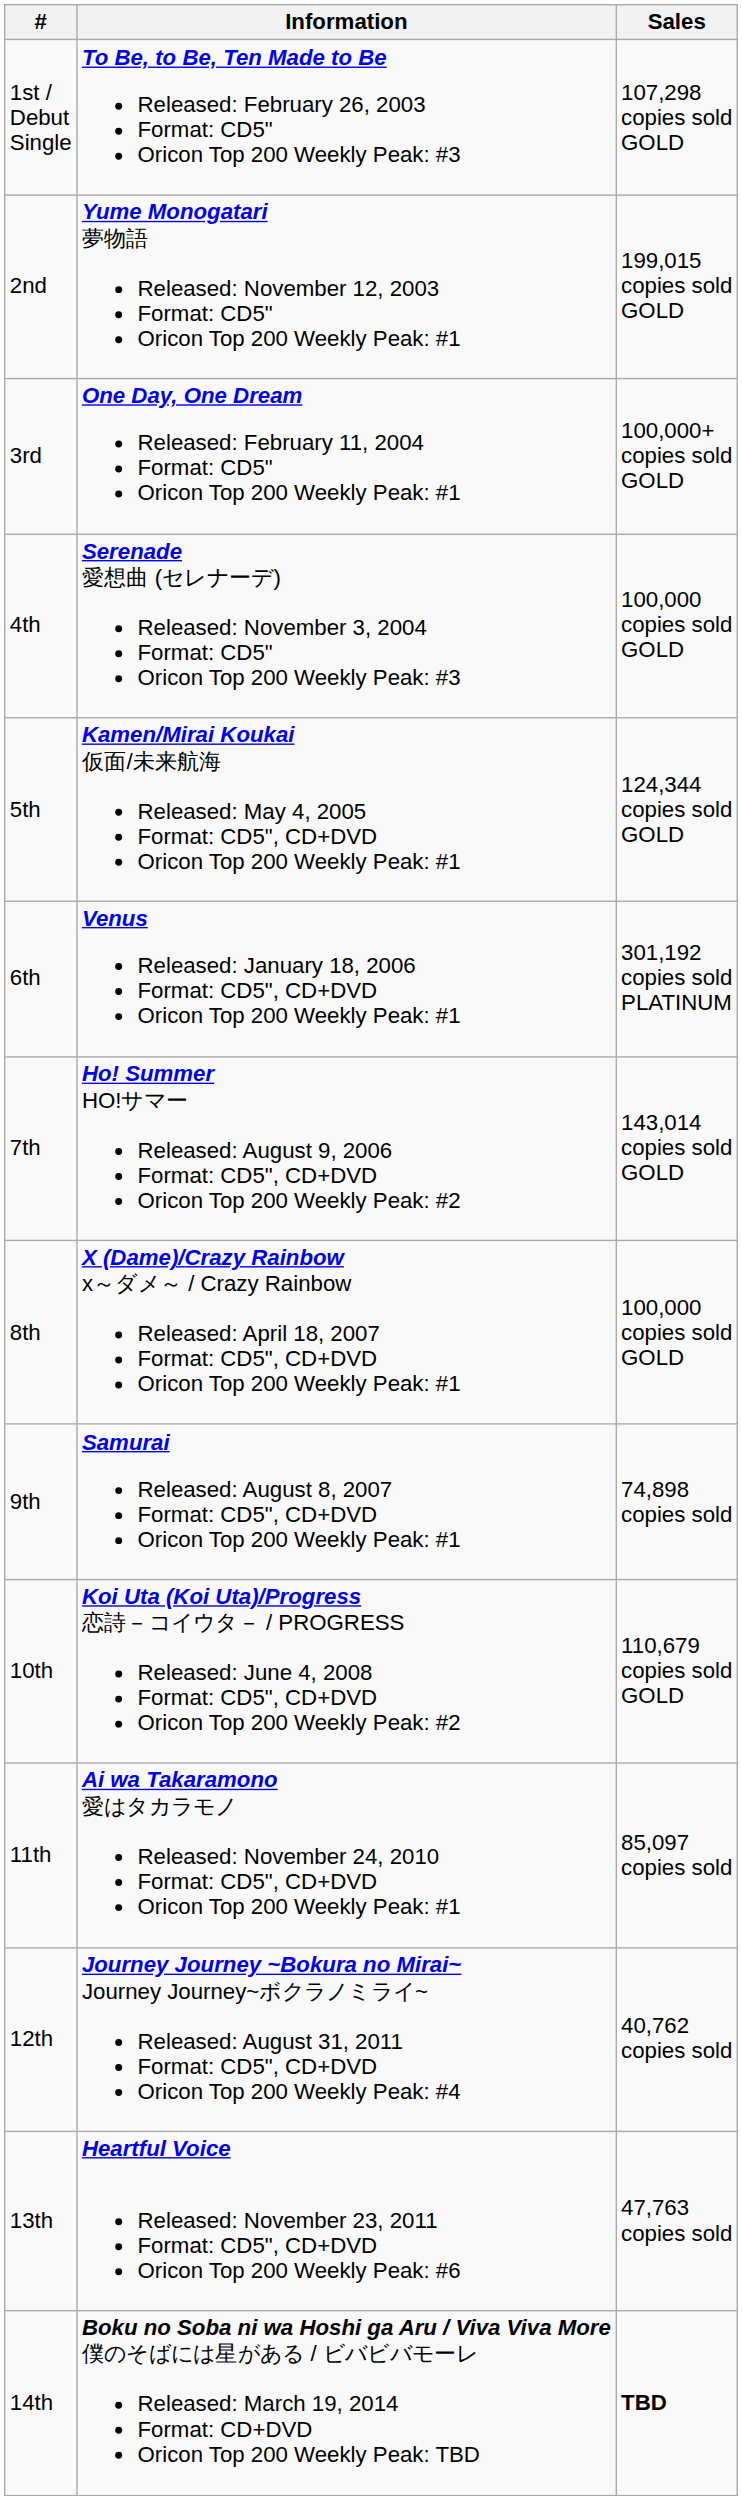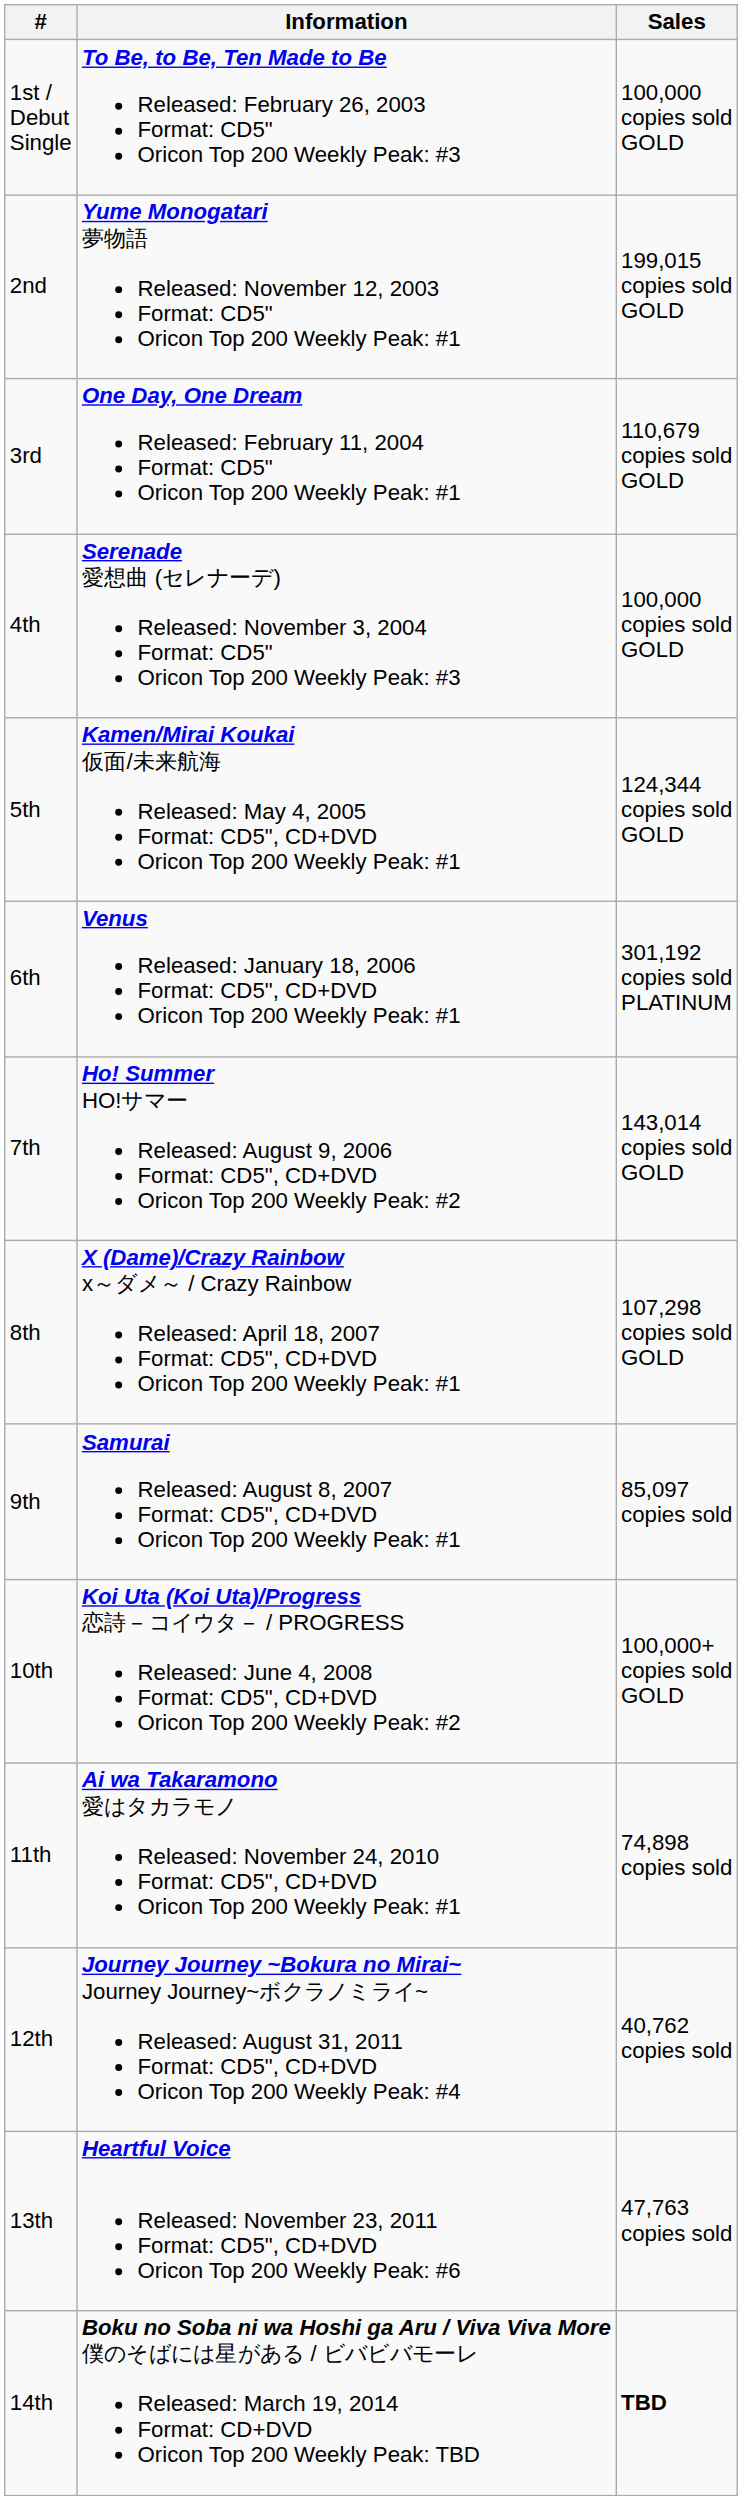(677, 117) 107,298 copies sold GOLD -> (677, 117) 100,000 copies sold GOLD
(677, 455) 100,000+ copies sold GOLD -> (677, 455) 110,679 copies sold GOLD
(677, 1332) 100,000 copies sold GOLD -> (677, 1332) 107,298 copies sold GOLD
(677, 1501) 74,898 copies sold -> (677, 1501) 85,097 copies sold
(677, 1671) 110,679 copies sold GOLD -> (677, 1671) 100,000+ copies sold GOLD
(677, 1855) 85,097 copies sold -> (677, 1855) 74,898 copies sold
